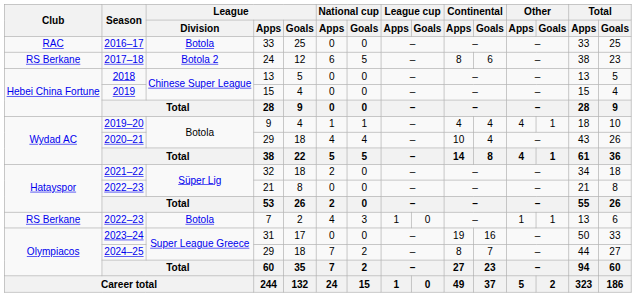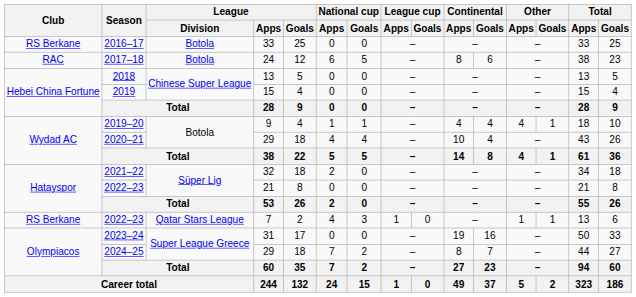(53, 44) RAC -> (53, 44) RS Berkane
(53, 60) RS Berkane -> (53, 60) RAC
(200, 60) Botola 2 -> (200, 60) Botola
(200, 220) Botola -> (200, 220) Qatar Stars League
